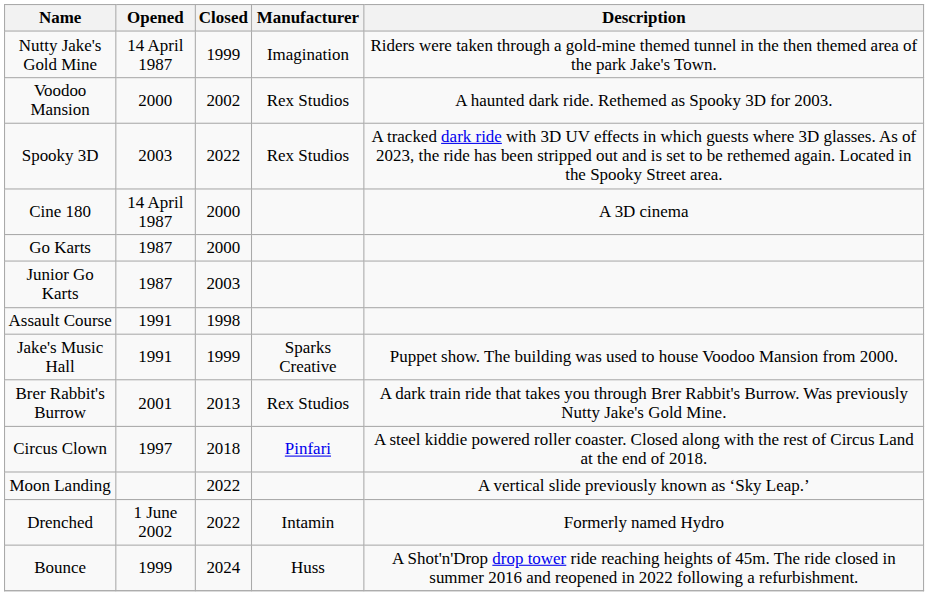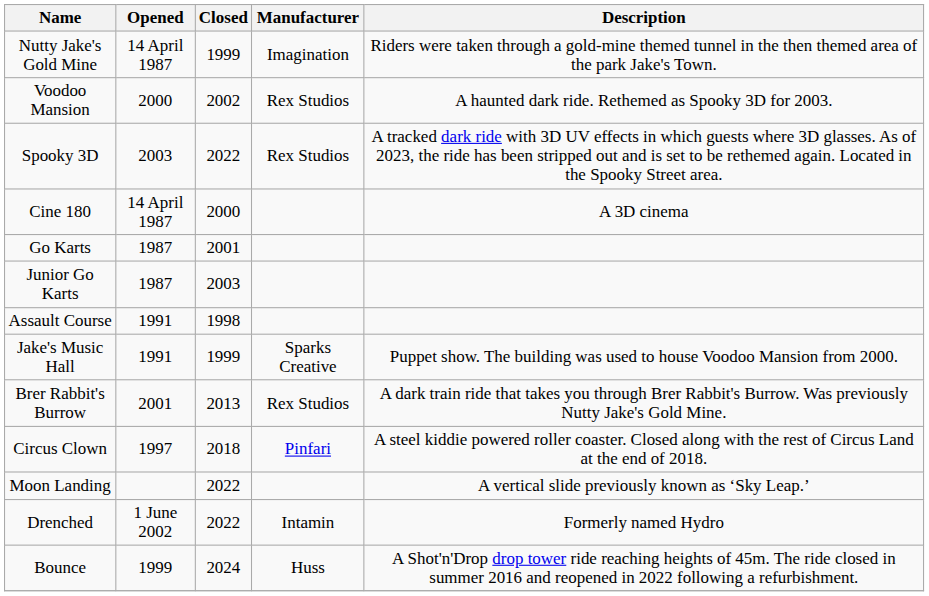(223, 247) 2000 -> (223, 247) 2001
